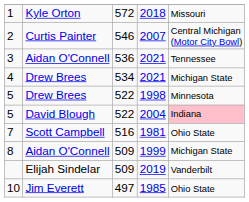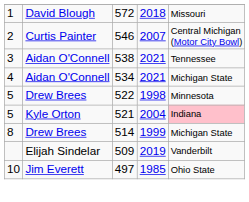(53, 13) Kyle Orton -> (60, 13) David Blough
(125, 58) 536 -> (125, 58) 538
(56, 77) Drew Brees -> (67, 77) Aidan O'Connell
(60, 114) David Blough -> (53, 114) Kyle Orton
(125, 114) 522 -> (125, 114) 521
- row: (10, 132)
(67, 151) Aidan O'Connell -> (56, 132) Drew Brees
(125, 151) 509 -> (125, 132) 514
